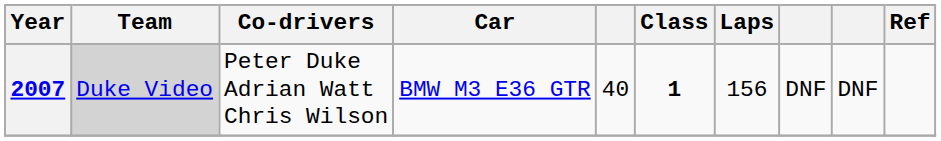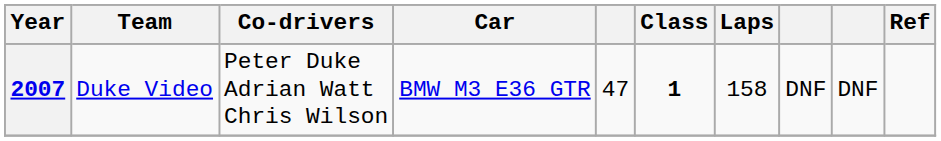(145, 89) lightgrey background -> (145, 89) no background
(615, 89) 40 -> (615, 89) 47
(747, 89) 156 -> (747, 89) 158
